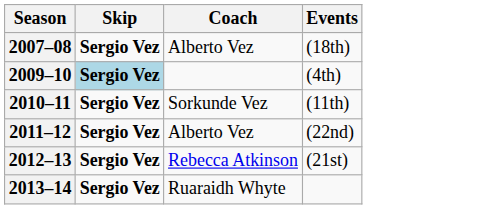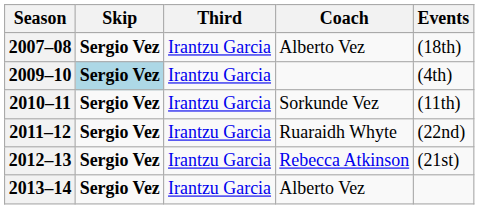+ column: (220, 18)
(211, 132) Alberto Vez -> (338, 132) Ruaraidh Whyte
(227, 189) Ruaraidh Whyte -> (322, 189) Alberto Vez
